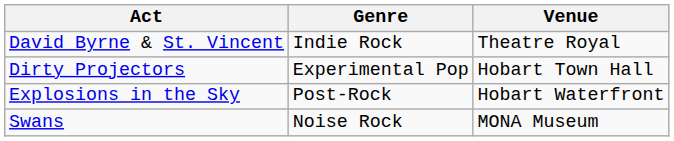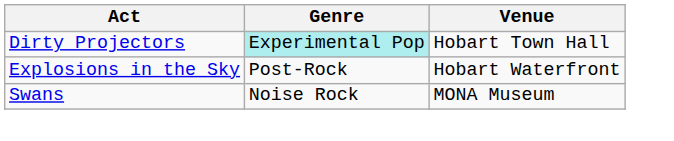- row: (147, 43)
(381, 69) no background -> (337, 43) paleturquoise background
